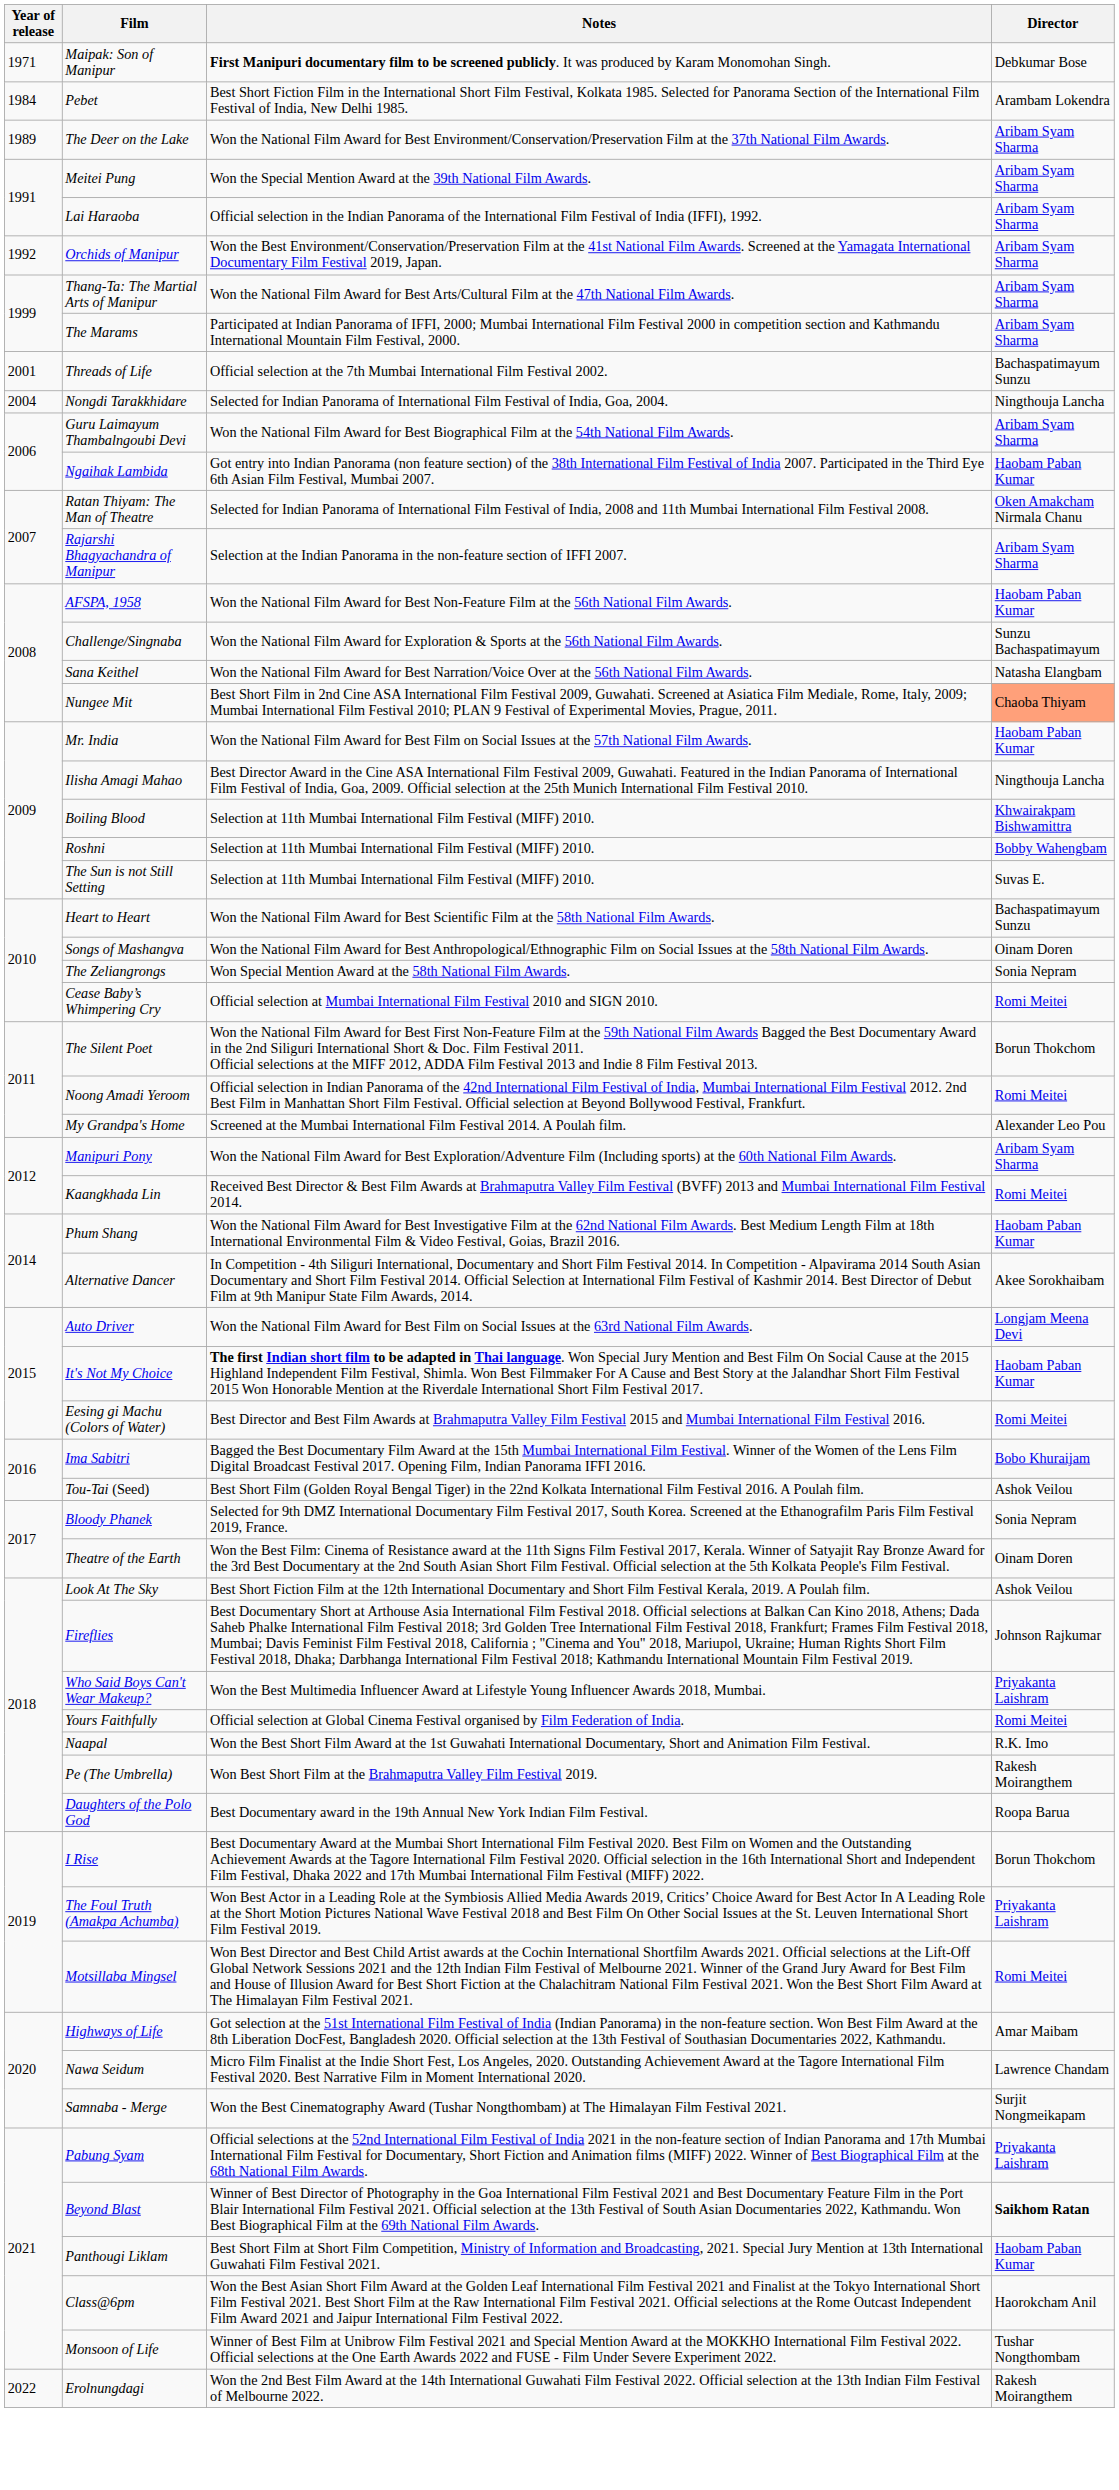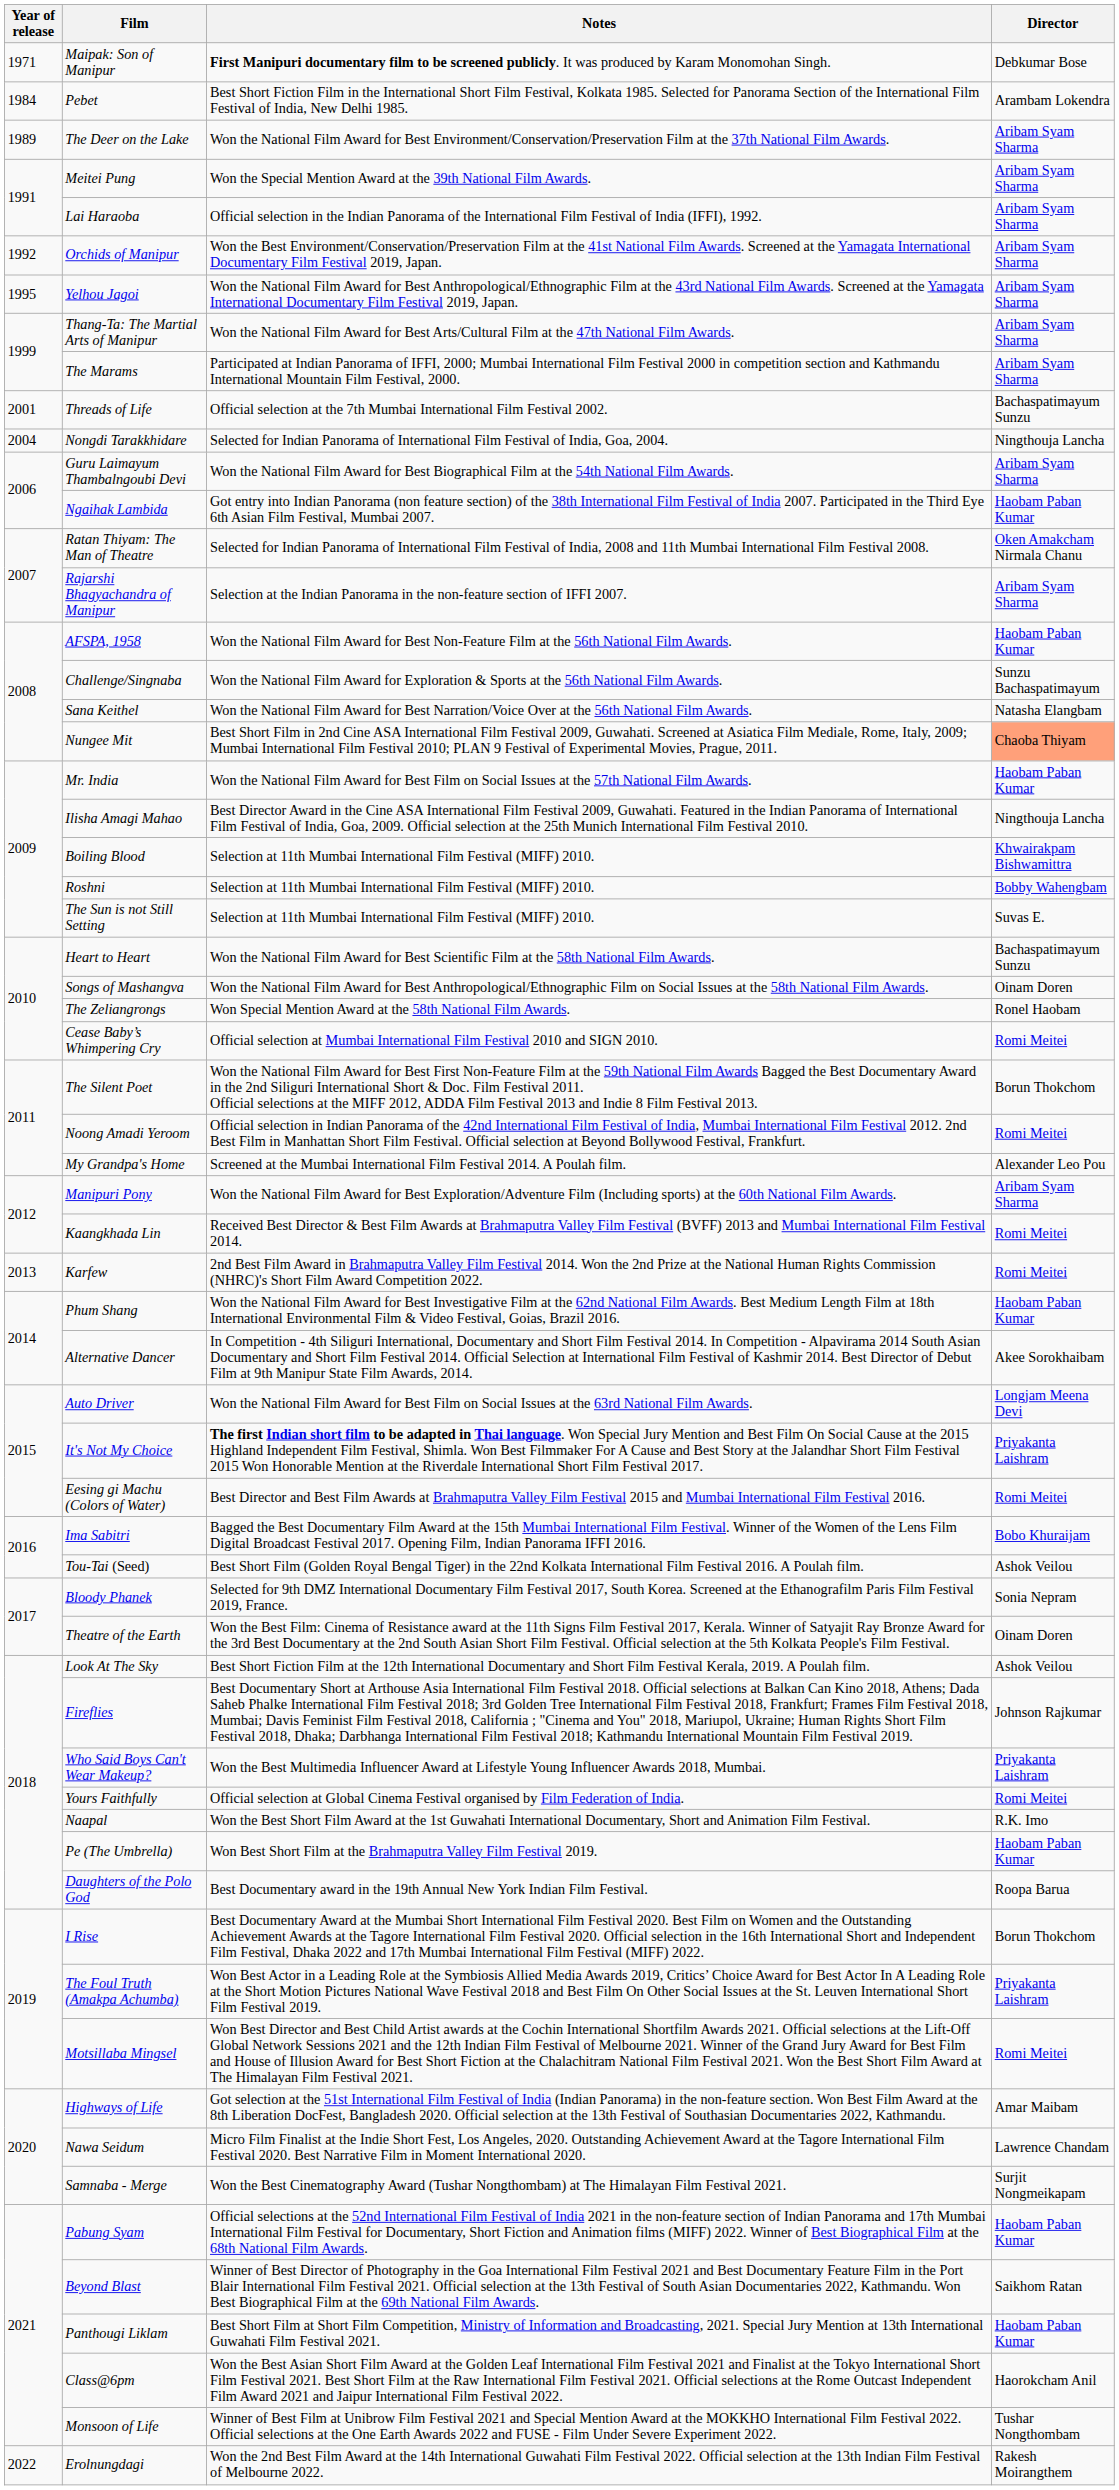+ row: (102, 294)
(1036, 971) Sonia Nepram -> (1038, 1010) Ronel Haobam
+ row: (86, 1272)
(1038, 1373) Haobam Paban Kumar -> (1025, 1450) Priyakanta Laishram
(1033, 1774) Rakesh Moirangthem -> (1038, 1851) Haobam Paban Kumar
(1025, 2155) Priyakanta Laishram -> (1038, 2232) Haobam Paban Kumar
(1042, 2209) bold -> (1038, 2286) normal
